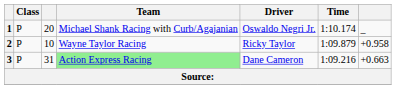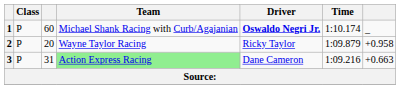(49, 28) 20 -> (49, 28) 60
(279, 28) normal -> (281, 28) bold
(49, 44) 10 -> (49, 44) 20
